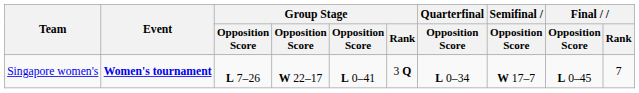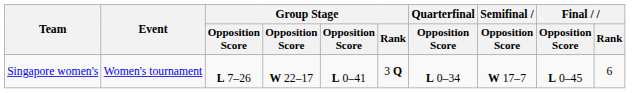(158, 71) bold -> (153, 71) normal
(619, 71) 7 -> (610, 71) 6
